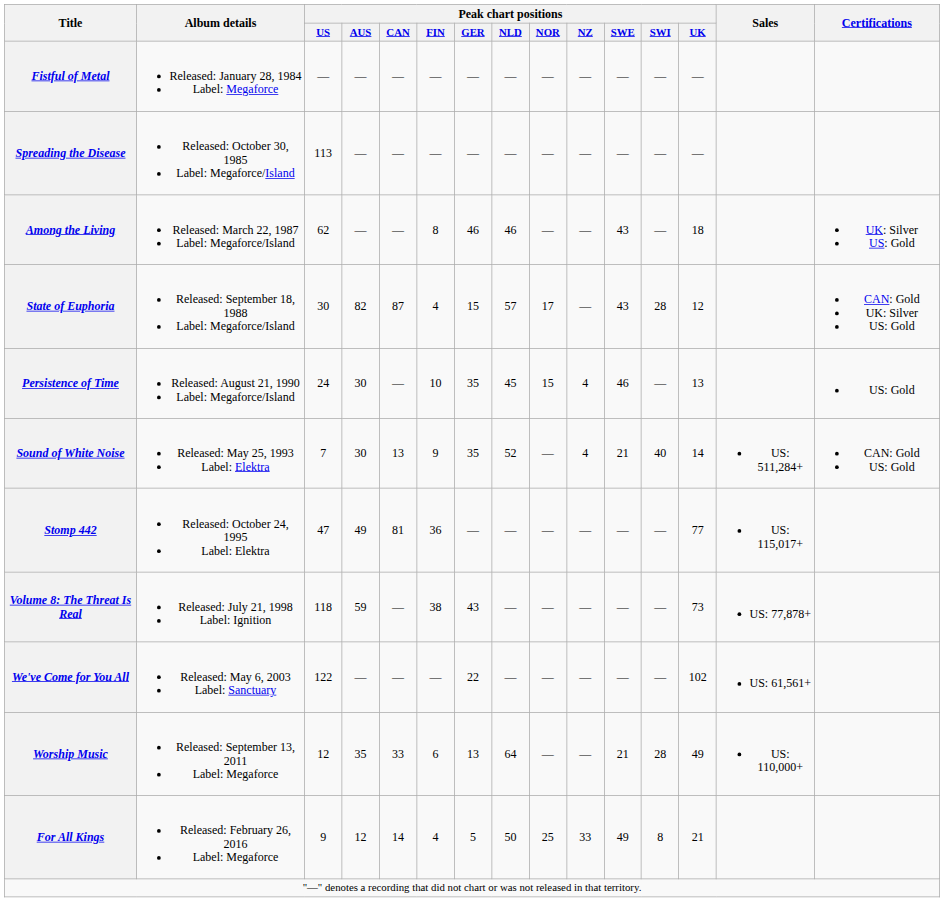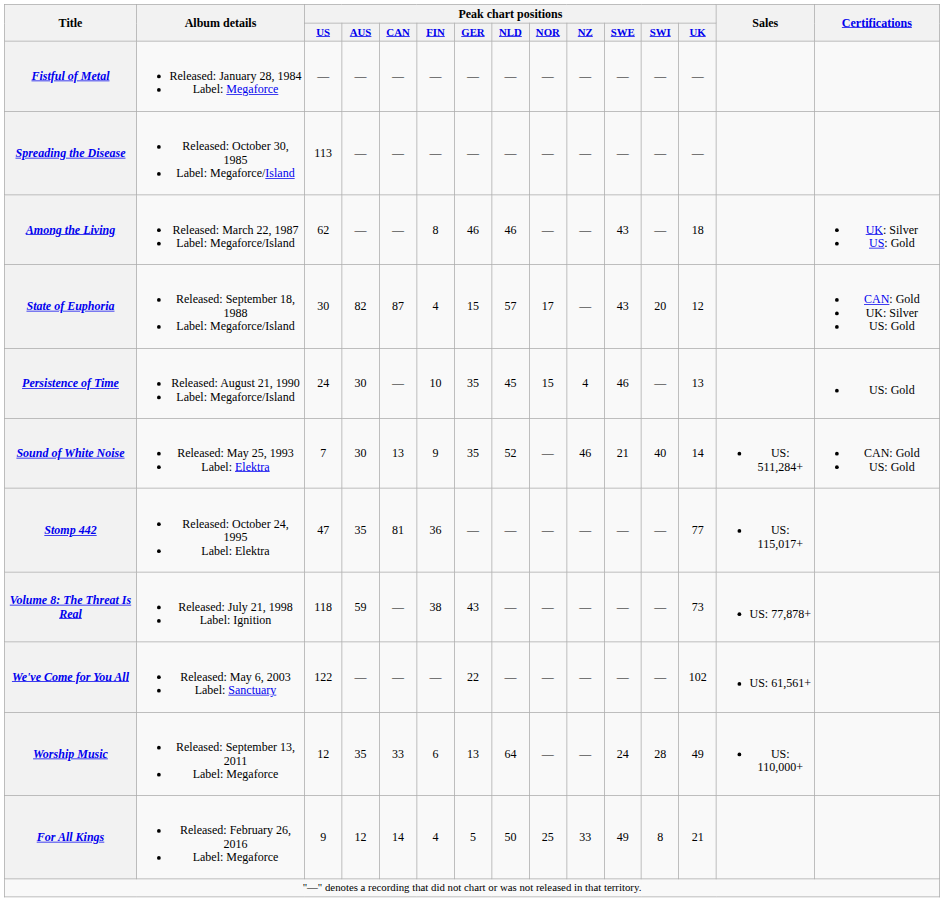(660, 306) 28 -> (660, 306) 20
(585, 453) 4 -> (585, 453) 46
(361, 530) 49 -> (361, 530) 35
(623, 753) 21 -> (623, 753) 24
